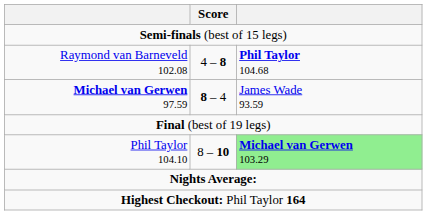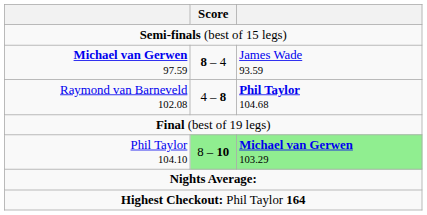rows swapped: (124, 62) <-> (130, 97)
(213, 152) no background -> (213, 152) lightgreen background
